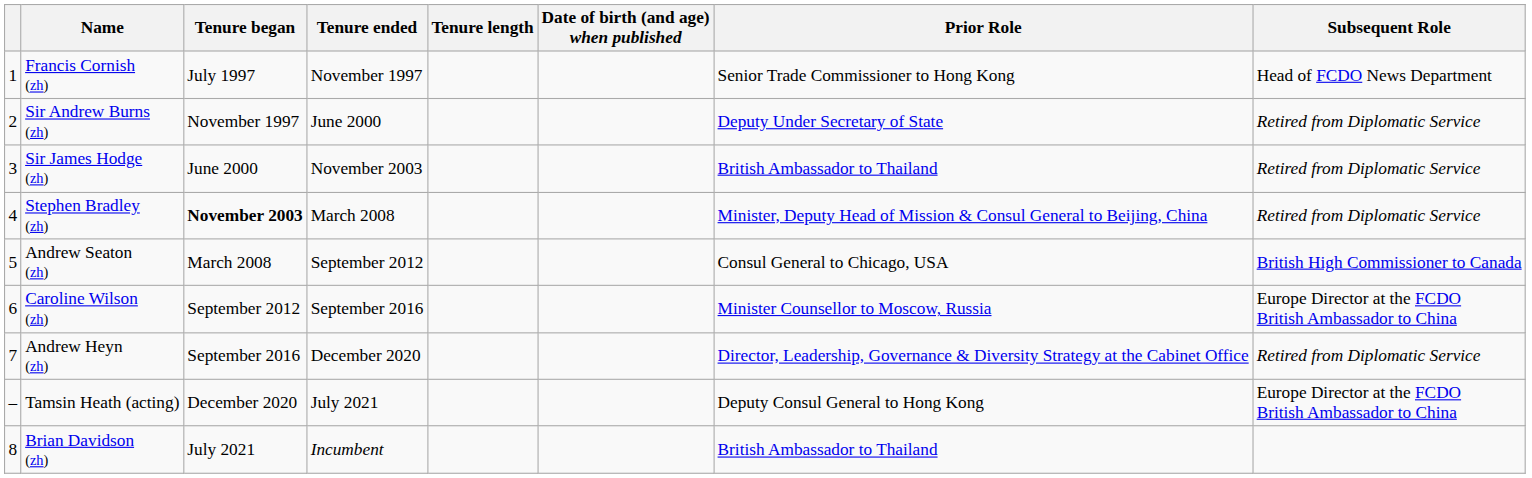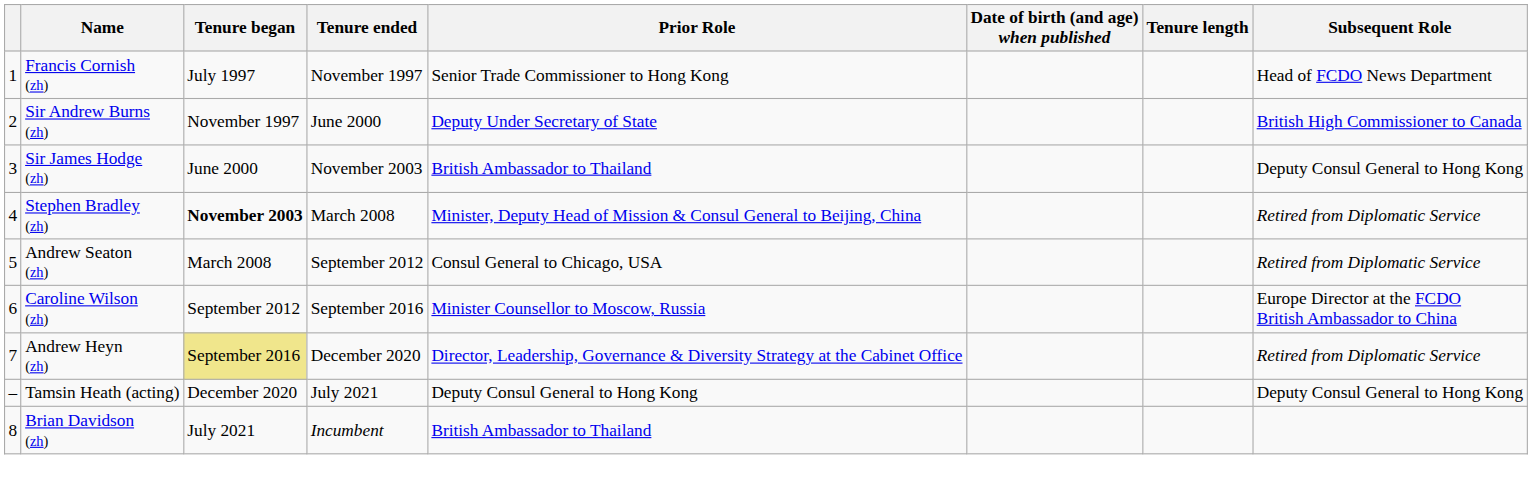columns swapped: (483, 27) <-> (983, 27)
(1369, 121) Retired from Diplomatic Service -> (1389, 121) British High Commissioner to Canada
(1369, 168) Retired from Diplomatic Service -> (1390, 168) Deputy Consul General to Hong Kong
(1389, 262) British High Commissioner to Canada -> (1369, 262) Retired from Diplomatic Service
(244, 355) no background -> (244, 355) khaki background
(1359, 402) Europe Director at the FCDO British Ambassador to China -> (1390, 392) Deputy Consul General to Hong Kong
